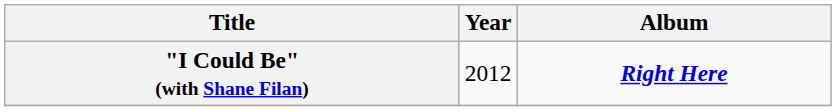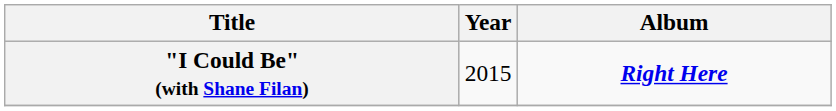(488, 73) 2012 -> (488, 73) 2015
